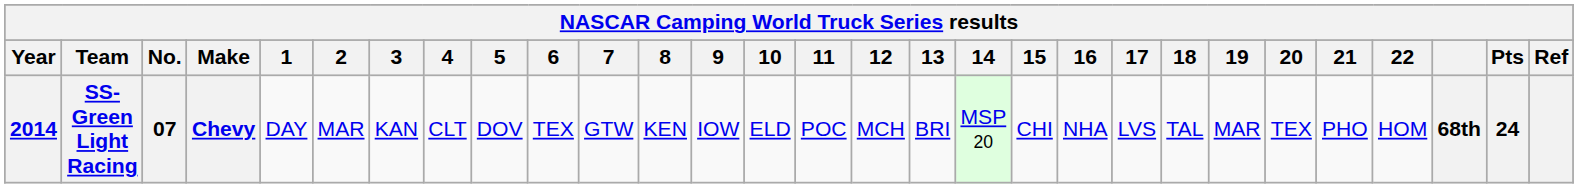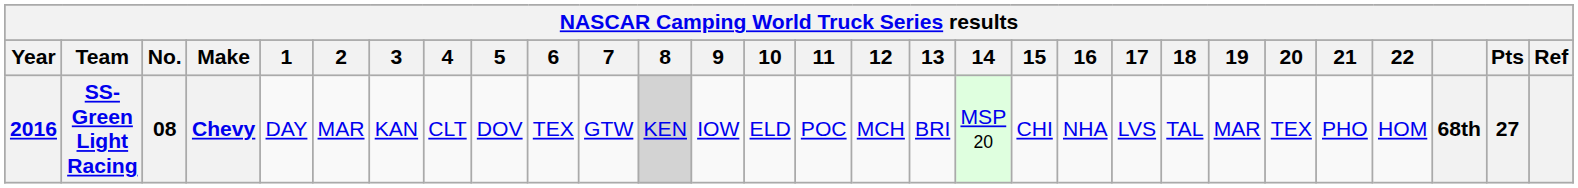(33, 129) 2014 -> (33, 129) 2016
(165, 129) 07 -> (165, 129) 08
(665, 129) no background -> (665, 129) lightgrey background
(1507, 129) 24 -> (1507, 129) 27
